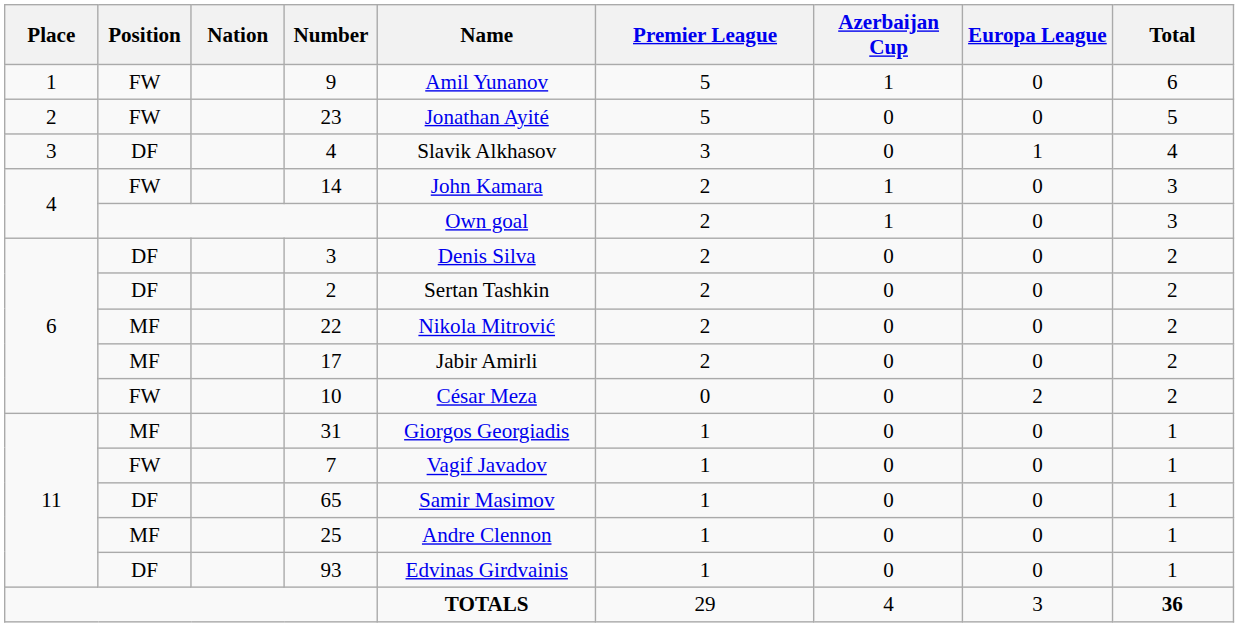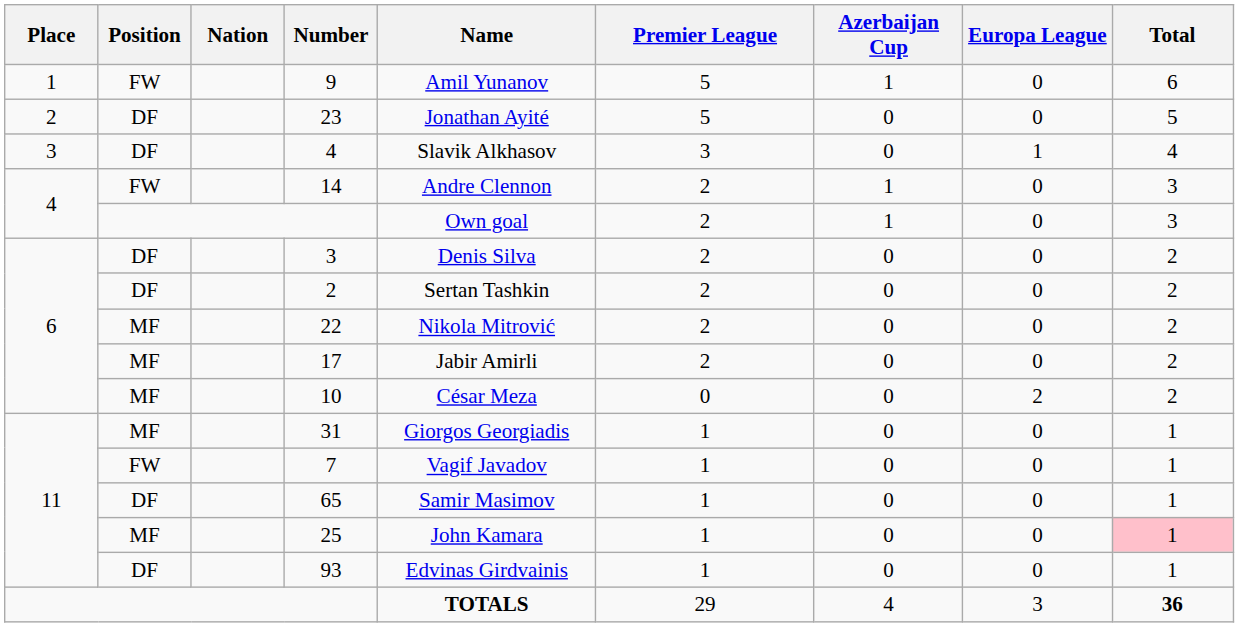(145, 116) FW -> (145, 116) DF
(487, 186) John Kamara -> (487, 186) Andre Clennon
(145, 395) FW -> (145, 395) MF
(487, 534) Andre Clennon -> (487, 534) John Kamara
(1172, 534) no background -> (1172, 534) pink background
